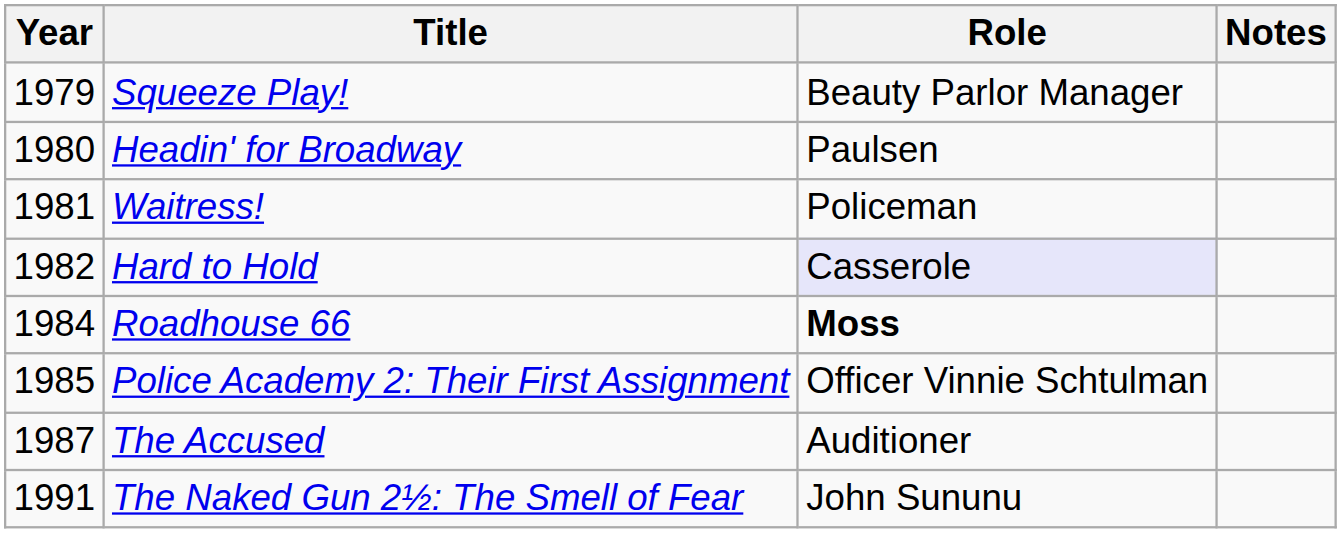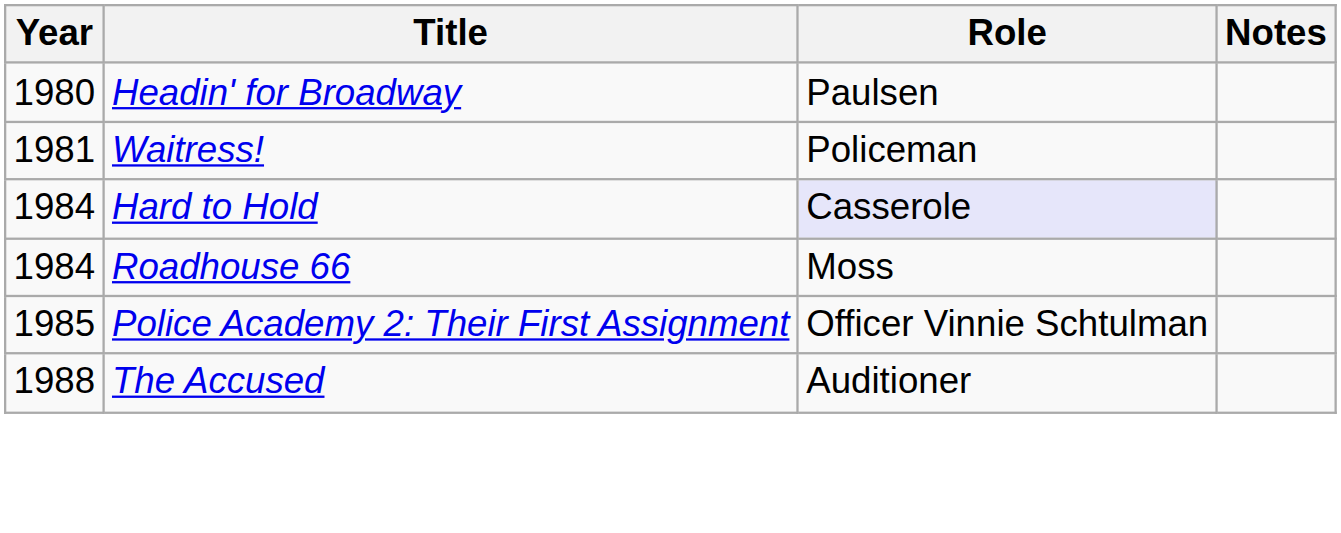- row: (230, 91)
(54, 265) 1982 -> (54, 207) 1984
(853, 324) bold -> (850, 265) normal
(54, 440) 1987 -> (54, 382) 1988
- row: (428, 498)
